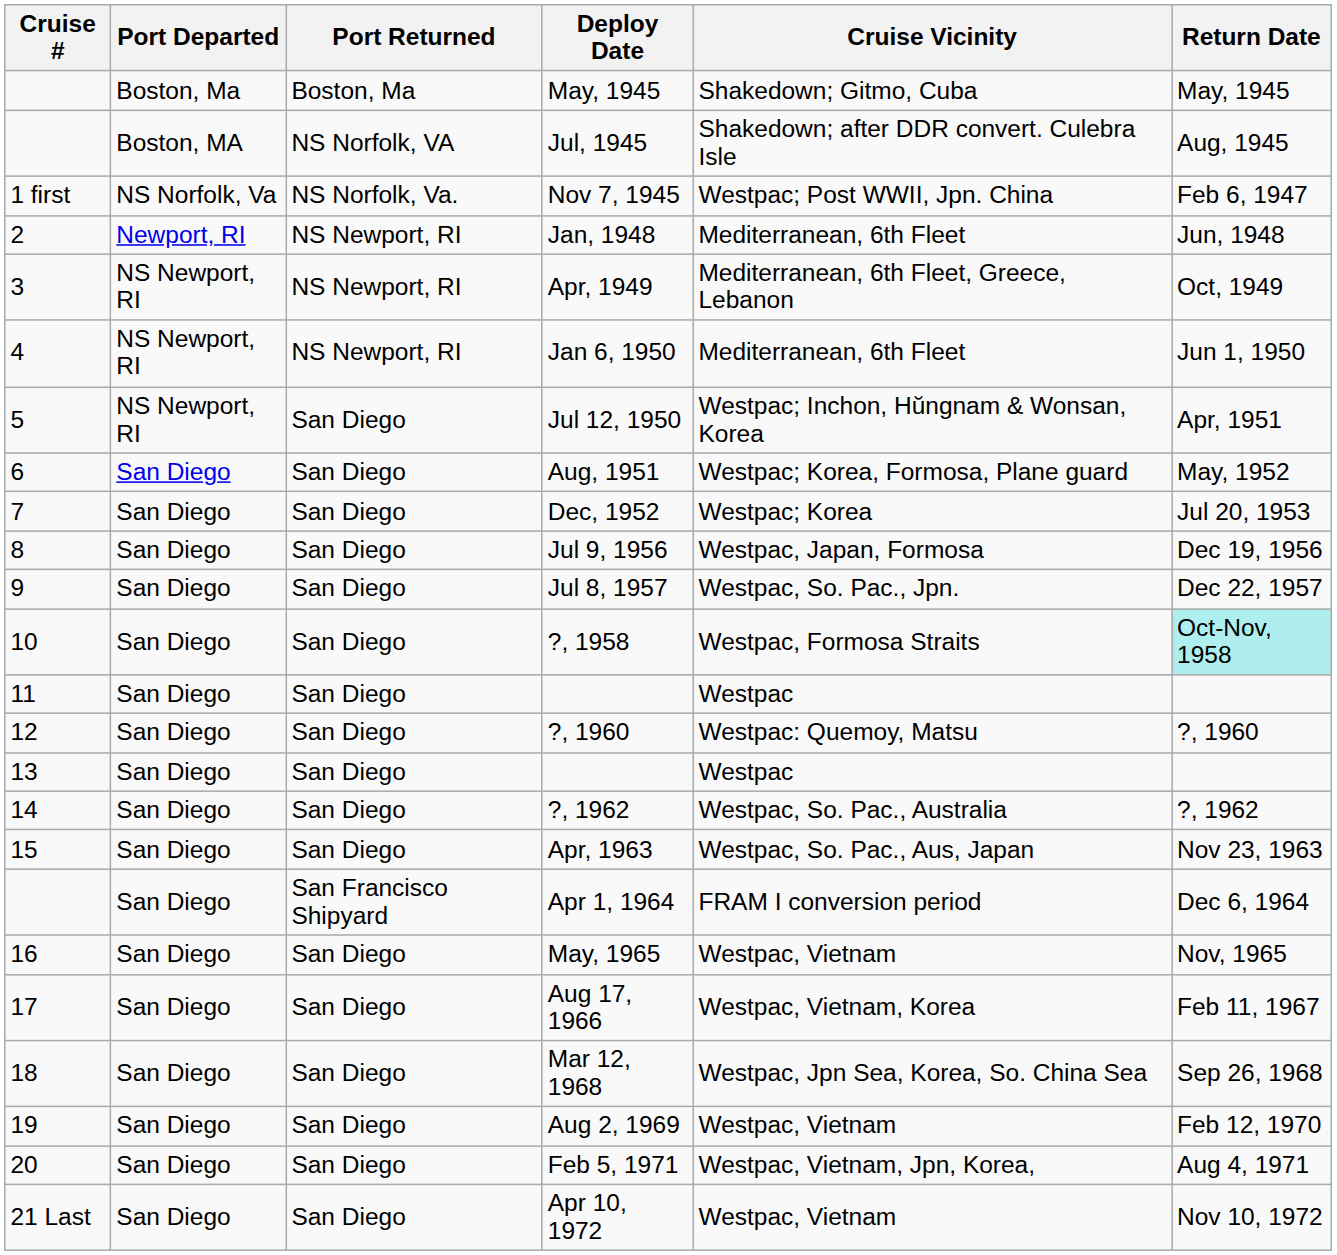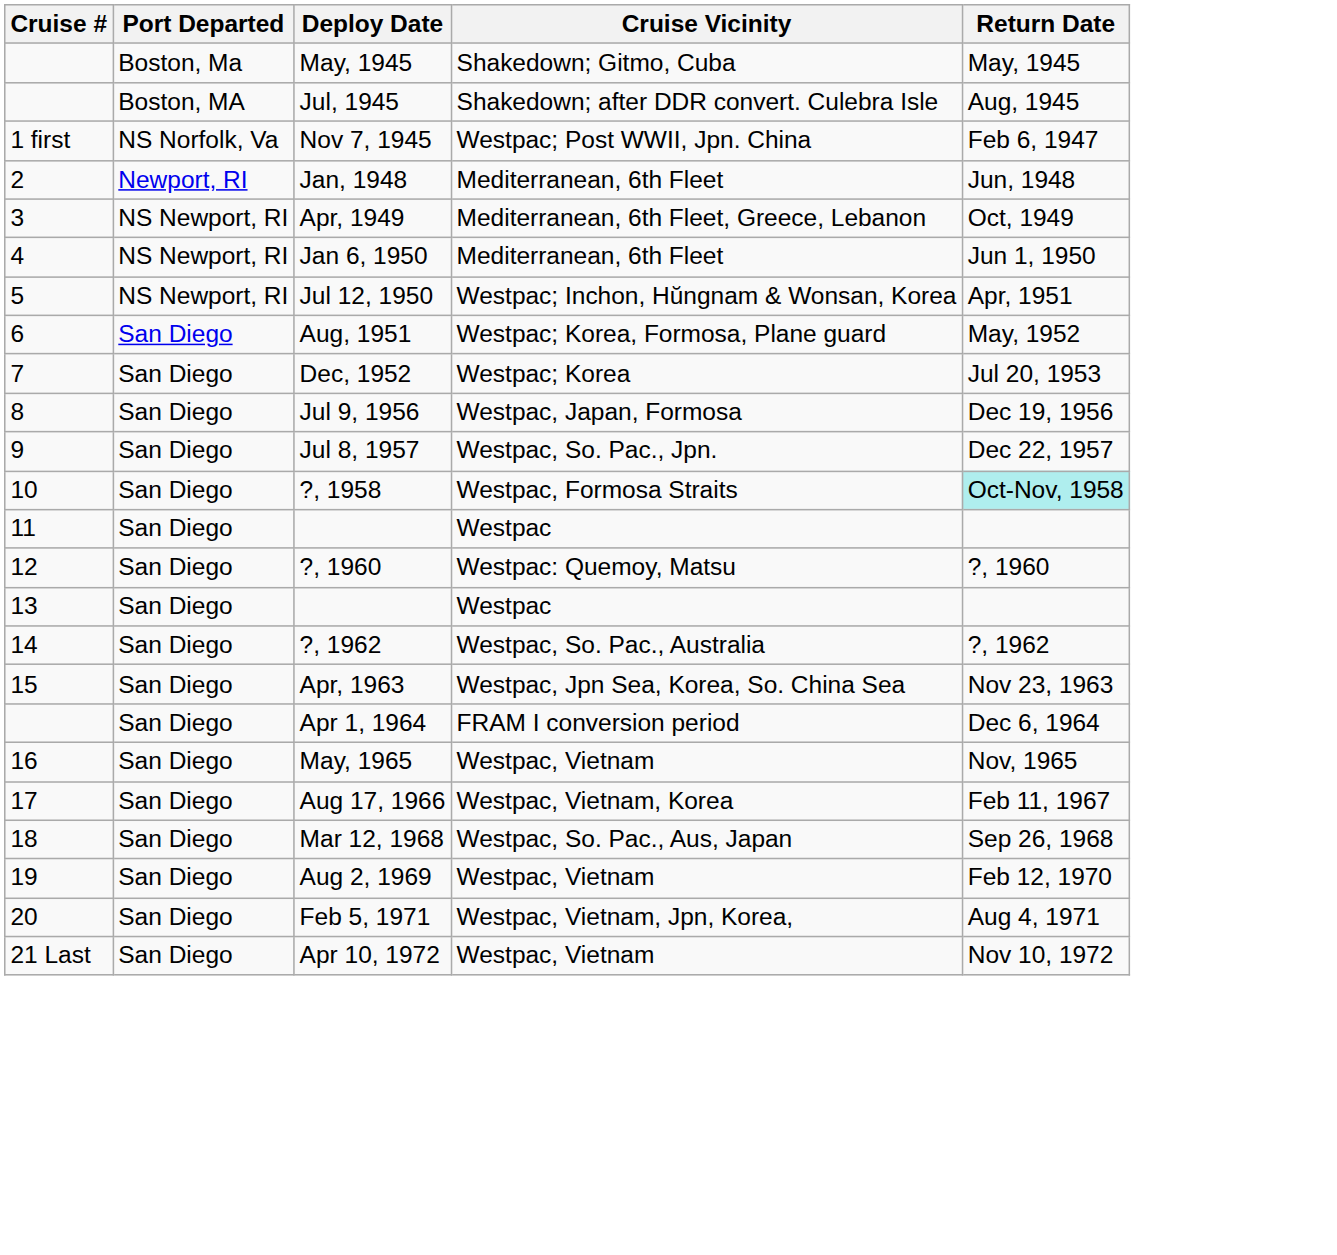- column: (414, 37)
(866, 849) Westpac, So. Pac., Aus, Japan -> (681, 683) Westpac, Jpn Sea, Korea, So. China Sea
(923, 1073) Westpac, Jpn Sea, Korea, So. China Sea -> (624, 839) Westpac, So. Pac., Aus, Japan
